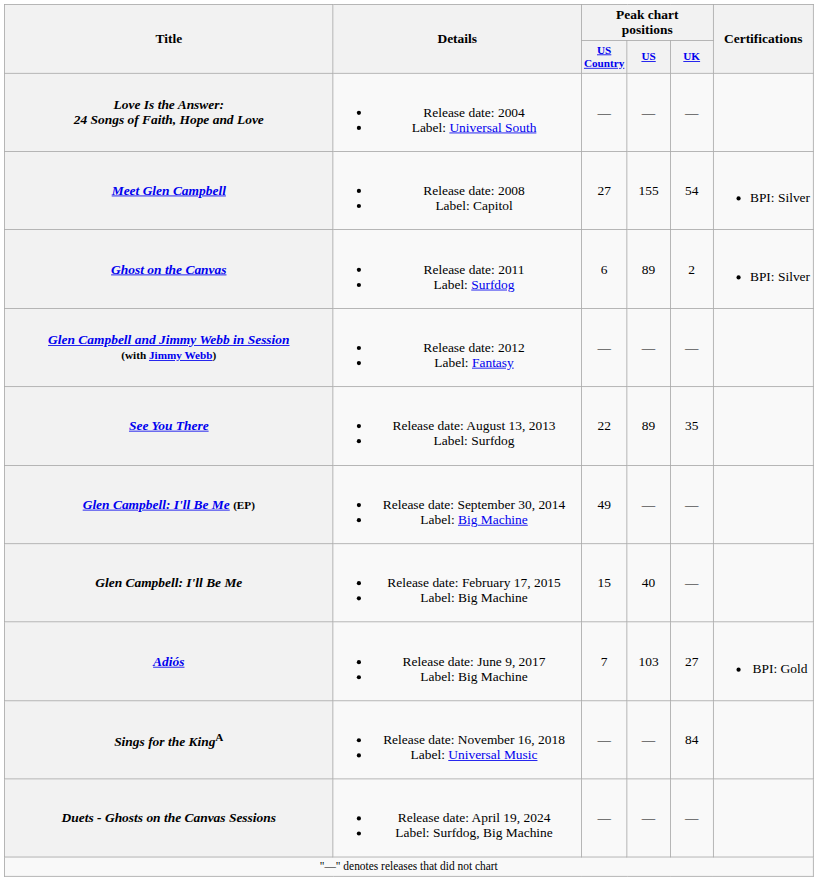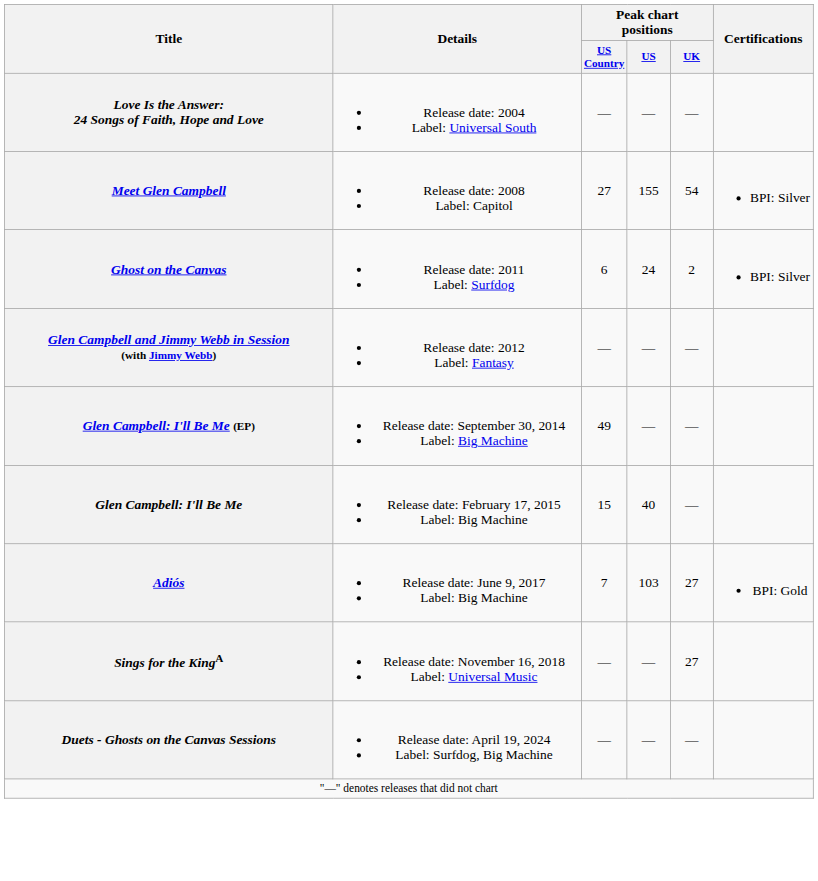(649, 269) 89 -> (649, 269) 24
- row: (169, 426)
(692, 739) 84 -> (692, 661) 27
